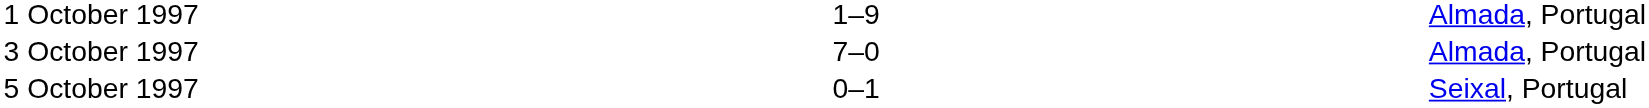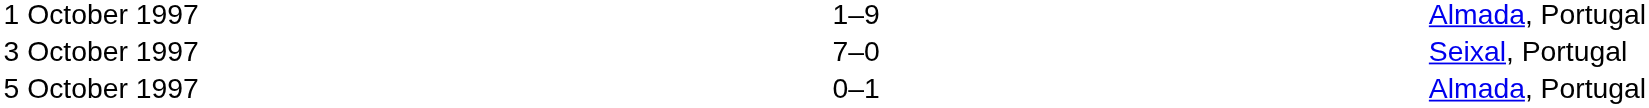(1537, 51) Almada, Portugal -> (1528, 51) Seixal, Portugal
(1528, 88) Seixal, Portugal -> (1537, 88) Almada, Portugal
